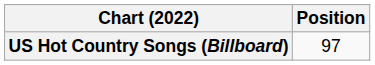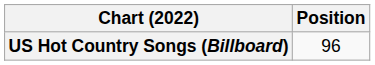(331, 45) 97 -> (331, 45) 96
